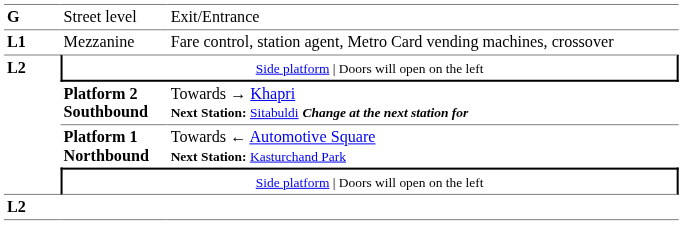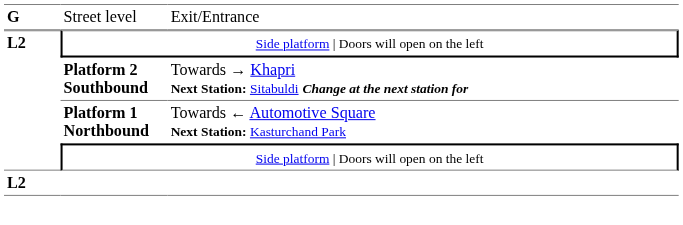- row: (99, 42)
